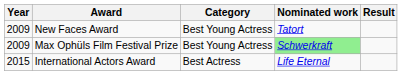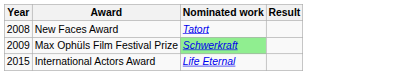- column: (228, 12)
(18, 29) 2009 -> (18, 29) 2008
